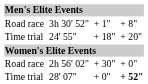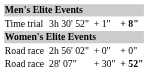(24, 23) Road race -> (24, 23) Time trial
(129, 23) normal -> (130, 23) bold
- row: (63, 37)
(105, 64) + 30" -> (102, 50) + 0"
(24, 77) Time trial -> (24, 64) Road race
(102, 77) + 0" -> (105, 64) + 30"
